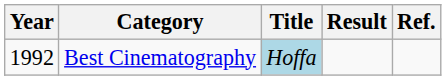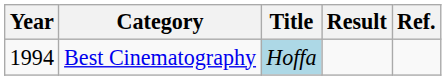(32, 57) 1992 -> (32, 57) 1994
